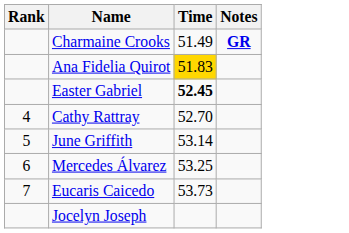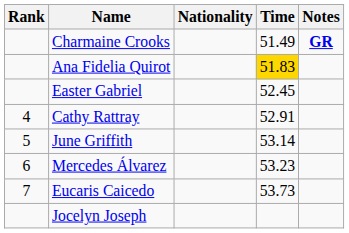+ column: (215, 16)
(195, 91) bold -> (277, 91) normal
(195, 116) 52.70 -> (277, 116) 52.91
(195, 166) 53.25 -> (277, 166) 53.23
